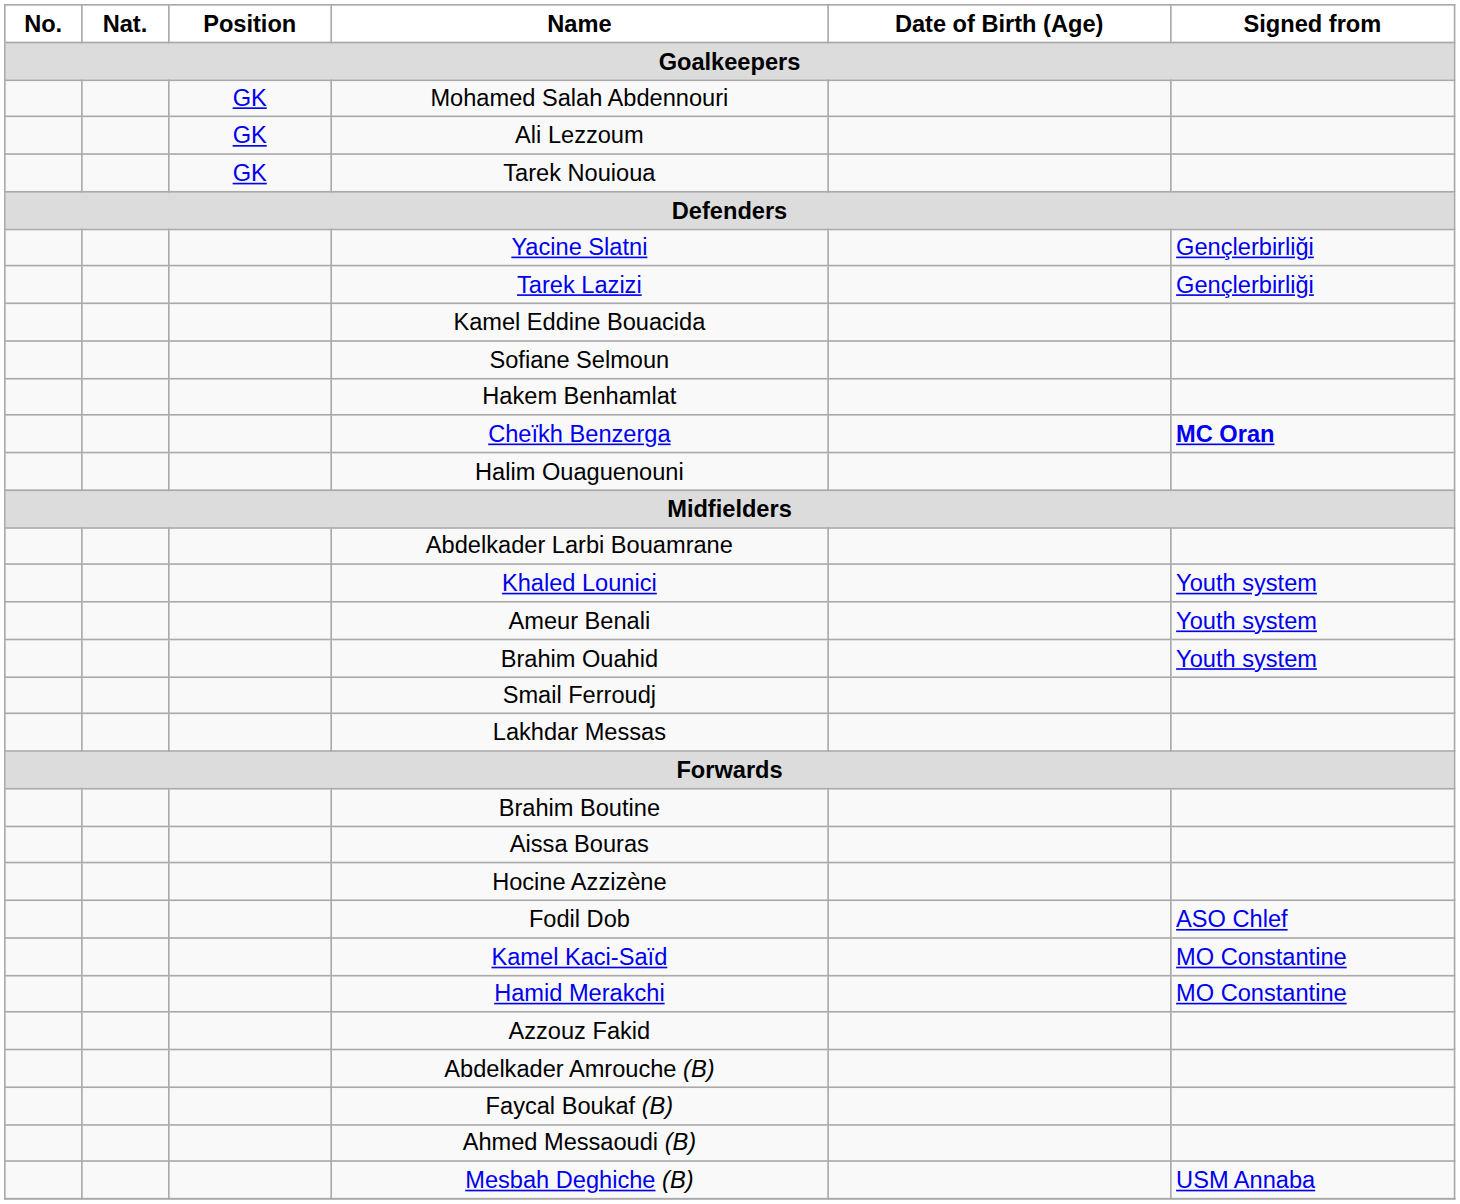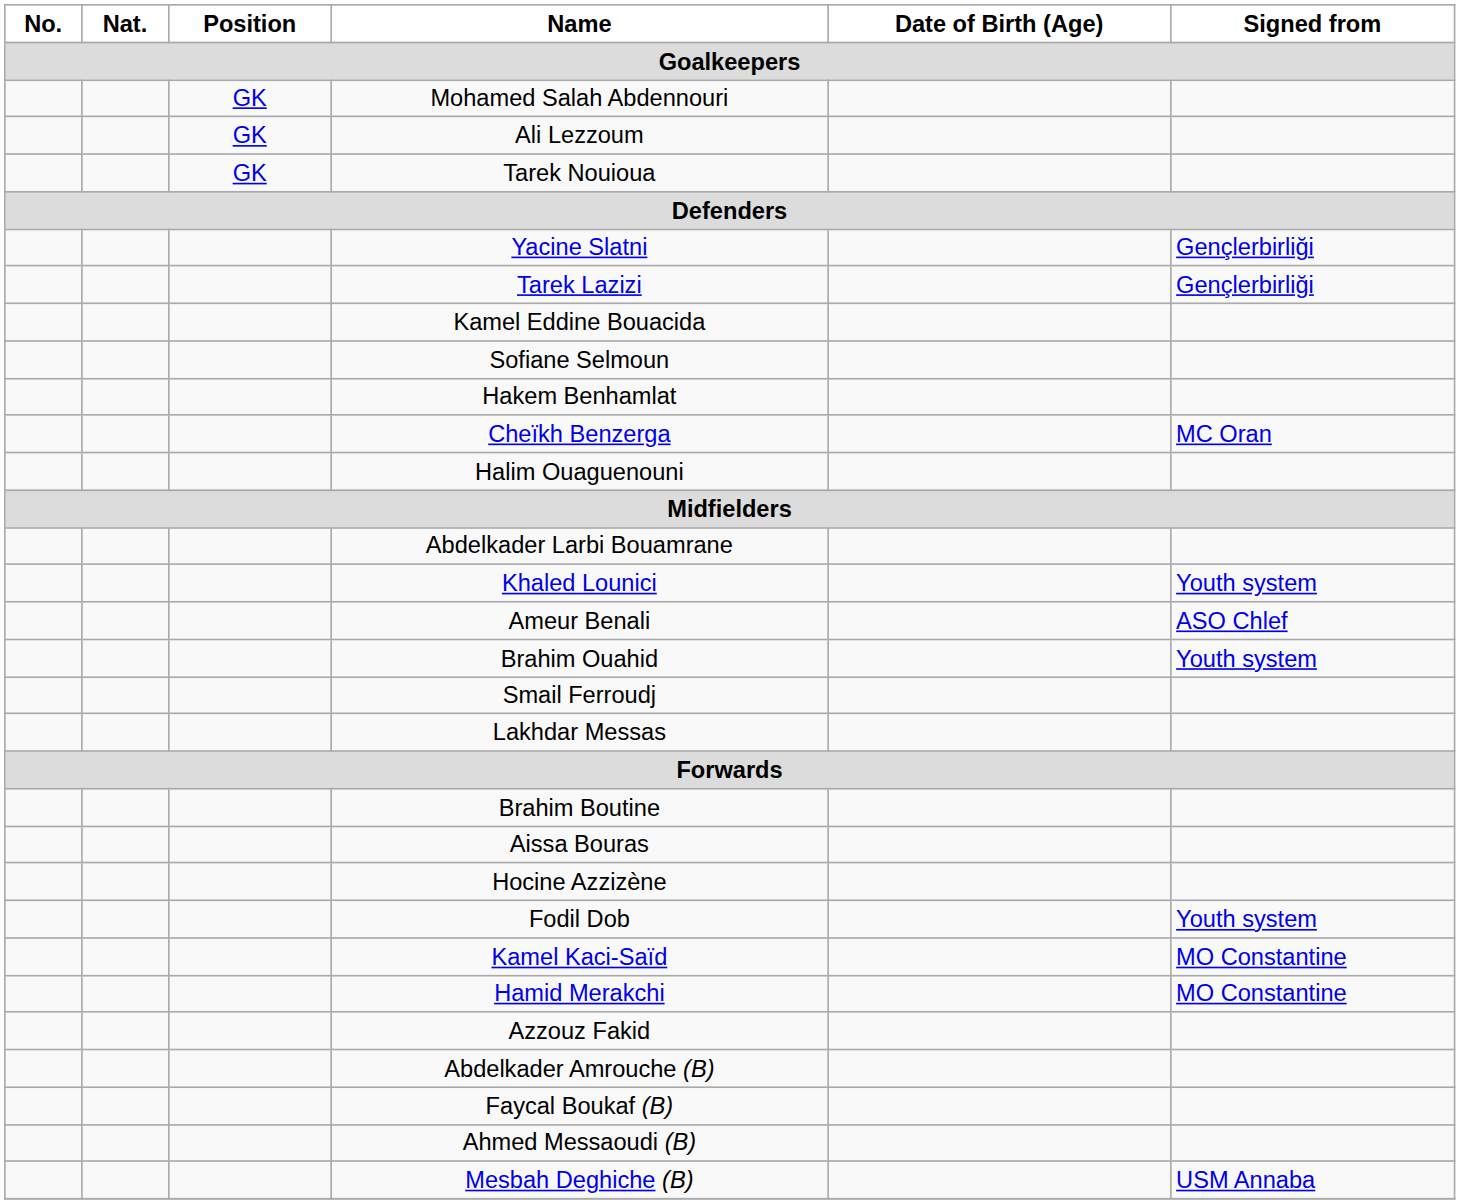(1225, 434) bold -> (1224, 434) normal
(1247, 621) Youth system -> (1232, 621) ASO Chlef
(1232, 919) ASO Chlef -> (1247, 919) Youth system
